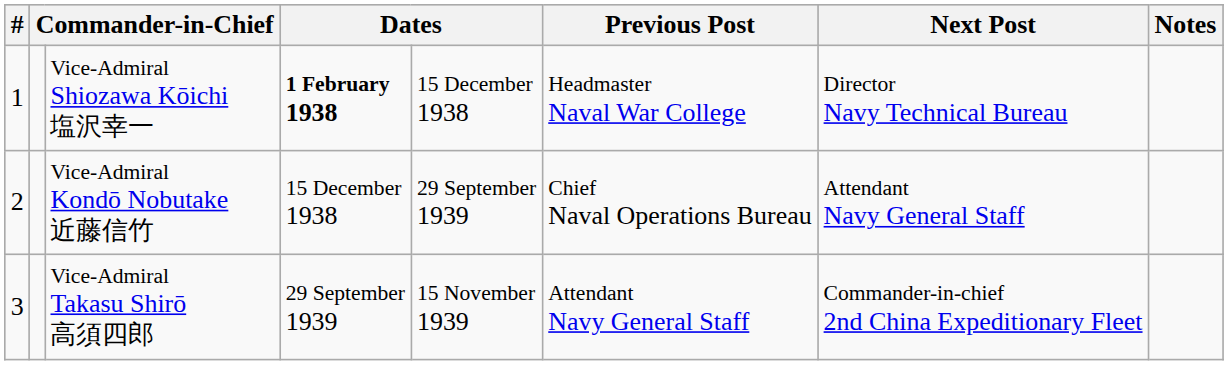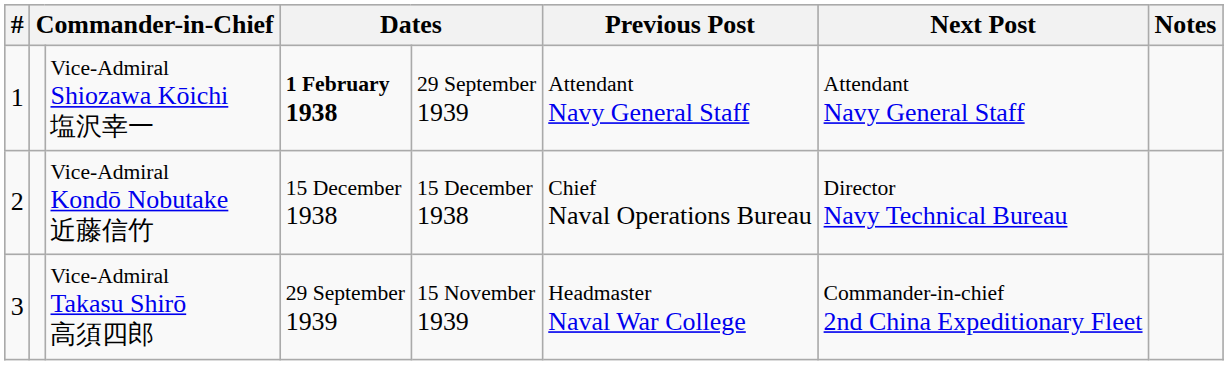(475, 99) 15 December 1938 -> (477, 99) 29 September 1939
(647, 99) Headmaster Naval War College -> (649, 99) Attendant Navy General Staff
(946, 99) Director Navy Technical Bureau -> (924, 99) Attendant Navy General Staff
(477, 203) 29 September 1939 -> (475, 203) 15 December 1938
(924, 203) Attendant Navy General Staff -> (946, 203) Director Navy Technical Bureau
(649, 307) Attendant Navy General Staff -> (647, 307) Headmaster Naval War College
